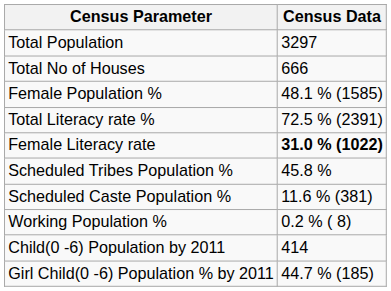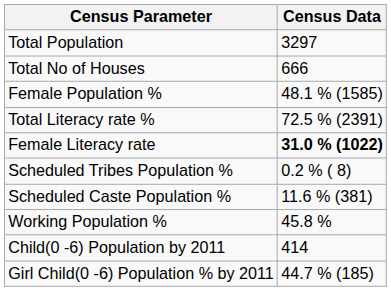(306, 171) 45.8 % -> (316, 171) 0.2 % ( 8)
(316, 222) 0.2 % ( 8) -> (306, 222) 45.8 %
